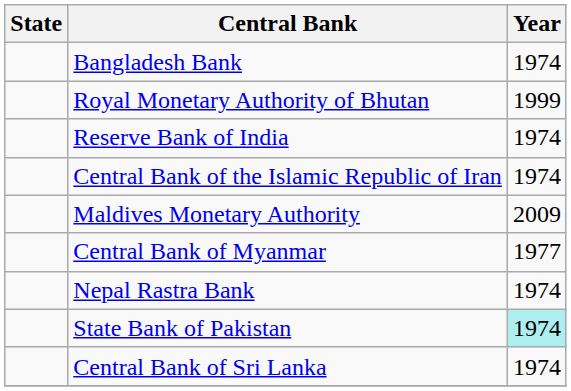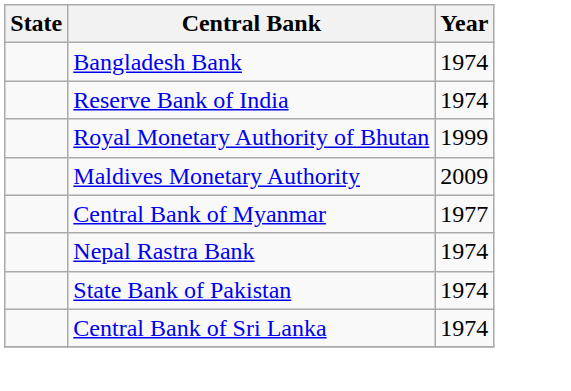rows swapped: (251, 99) <-> (181, 137)
- row: (288, 175)
(537, 328) paleturquoise background -> (464, 289) no background
